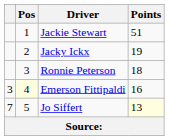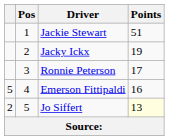(137, 70) 18 -> (137, 70) 17
(10, 89) 3 -> (10, 89) 5
(27, 89) lightyellow background -> (27, 89) no background
(10, 108) 7 -> (10, 108) 2
